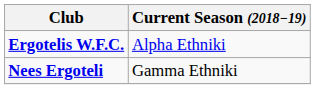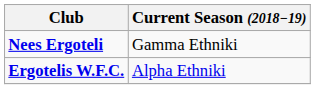rows swapped: (66, 44) <-> (56, 70)
